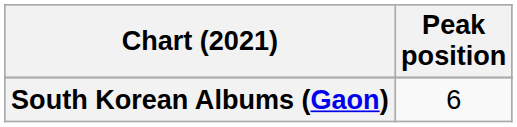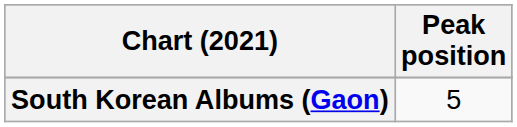(454, 99) 6 -> (454, 99) 5
